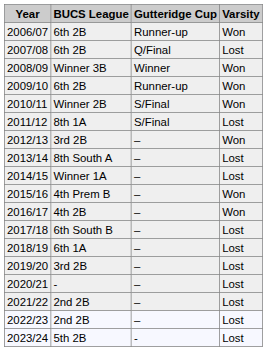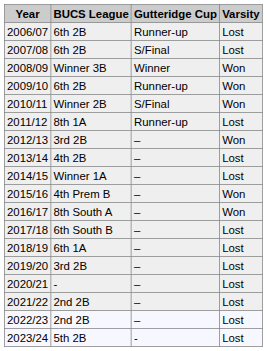(234, 31) Won -> (233, 31) Lost
(152, 49) Q/Final -> (152, 49) S/Final
(152, 121) S/Final -> (161, 121) Runner-up
(83, 157) 8th South A -> (70, 157) 4th 2B
(70, 211) 4th 2B -> (83, 211) 8th South A
